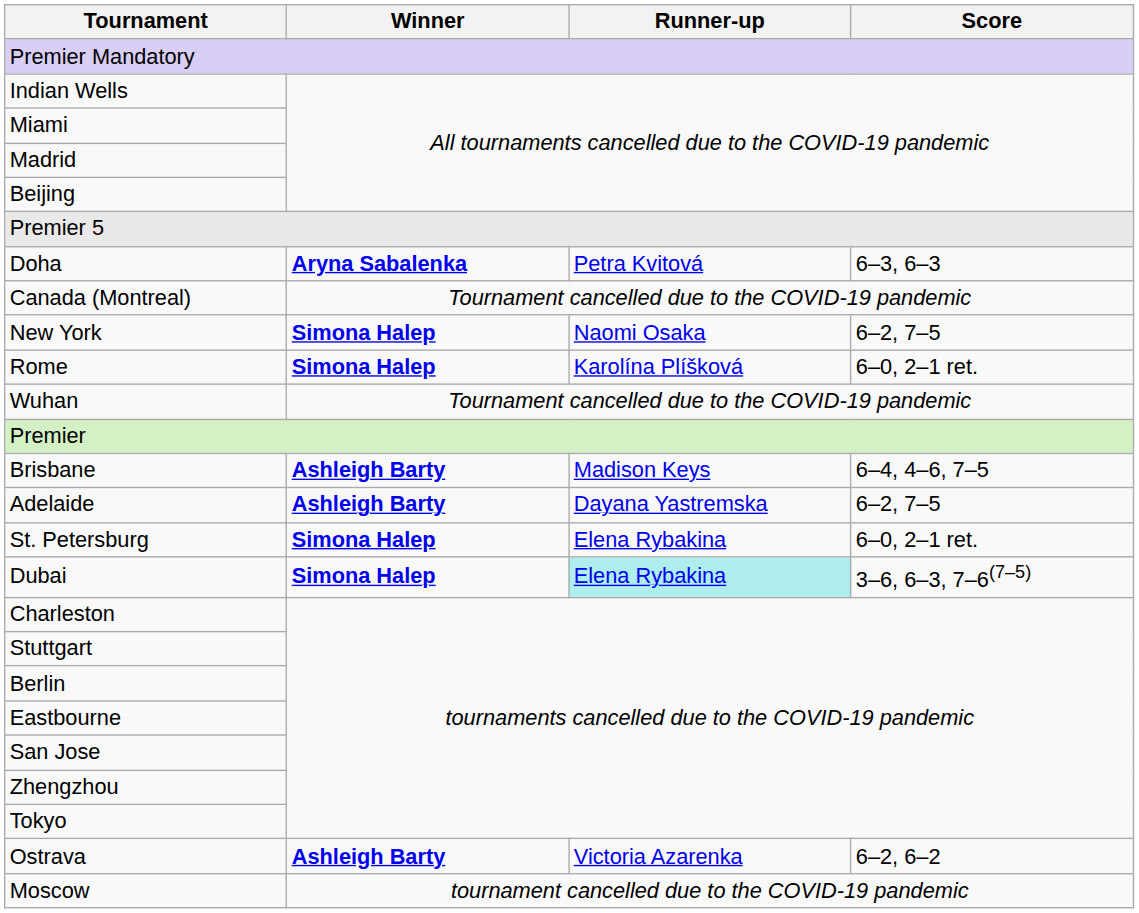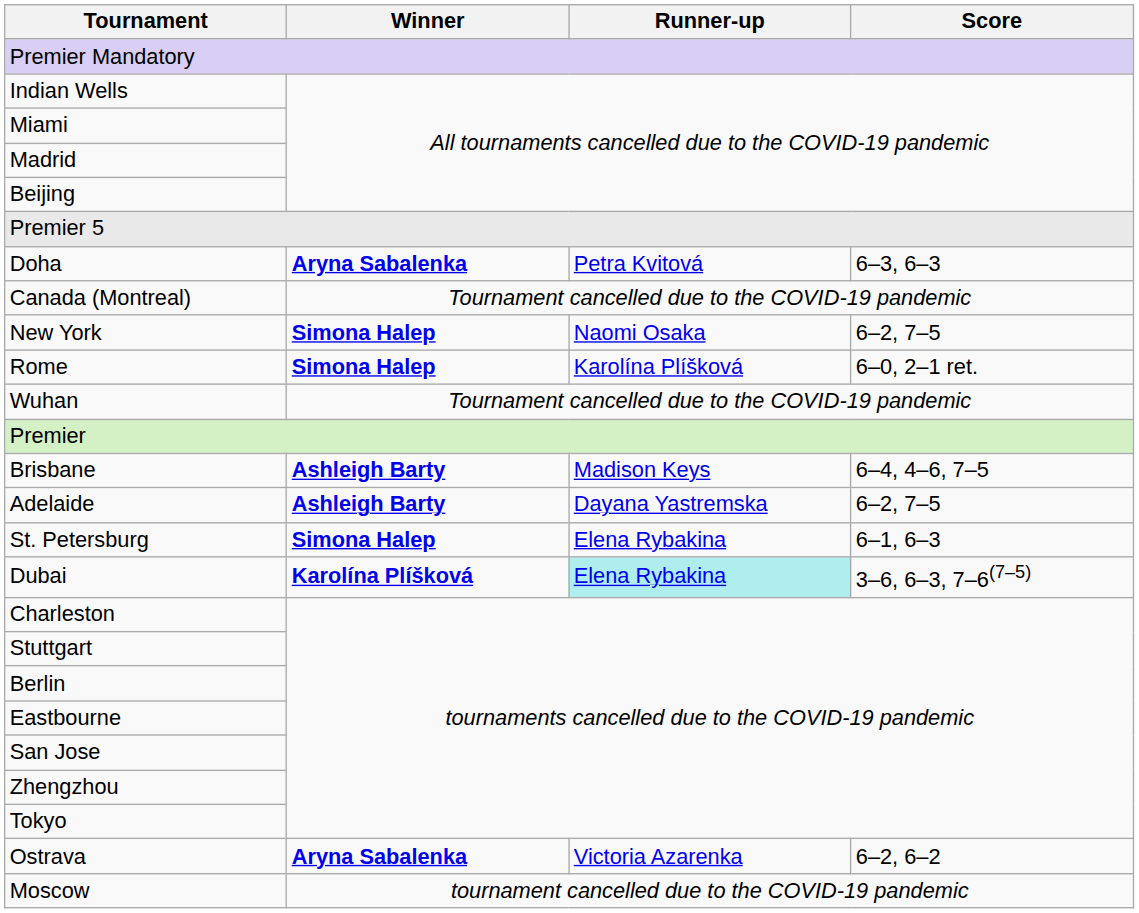(917, 539) 6–0, 2–1 ret. -> (898, 539) 6–1, 6–3
(364, 576) Simona Halep -> (382, 576) Karolína Plíšková
(369, 855) Ashleigh Barty -> (379, 855) Aryna Sabalenka
